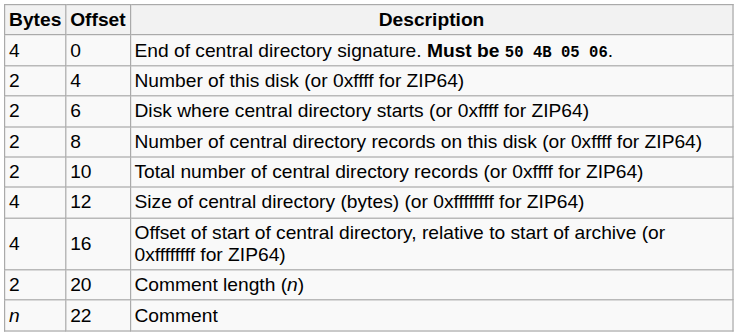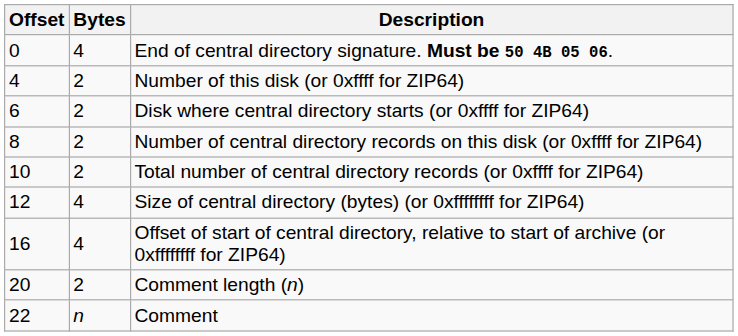columns swapped: (98, 19) <-> (35, 19)
